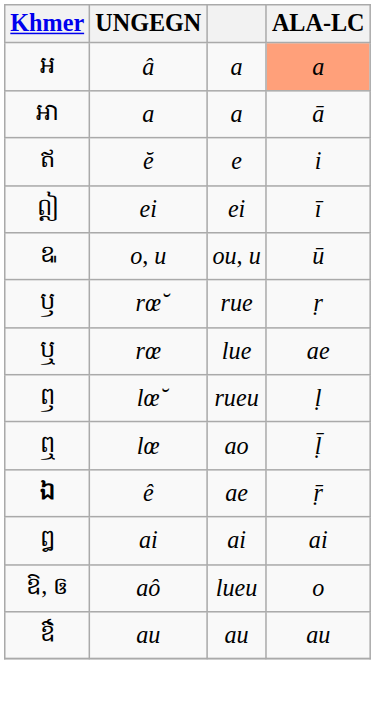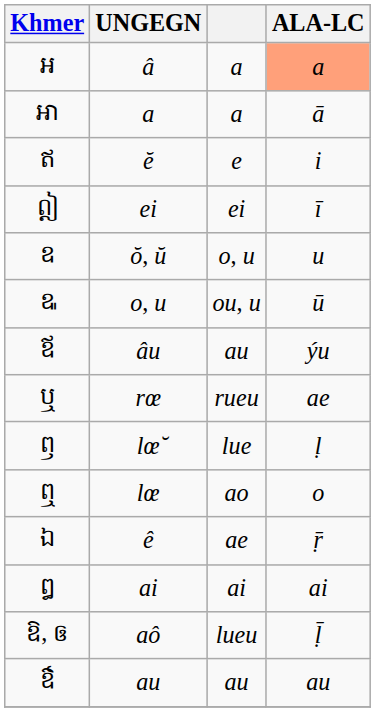+ row: (148, 256)
+ row: (148, 350)
- row: (148, 303)
(237, 350) lue -> (237, 398) rueu
(237, 398) rueu -> (237, 445) lue
(318, 445) ḹ -> (318, 492) o
(47, 491) bold -> (47, 538) normal
(318, 587) o -> (318, 635) ḹ
